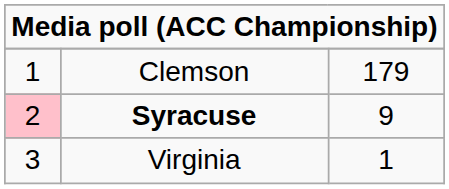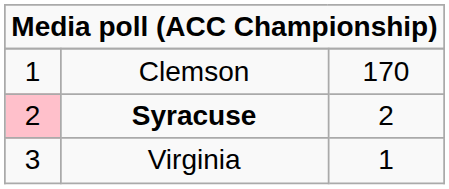(386, 71) 179 -> (386, 71) 170
(386, 115) 9 -> (386, 115) 2
